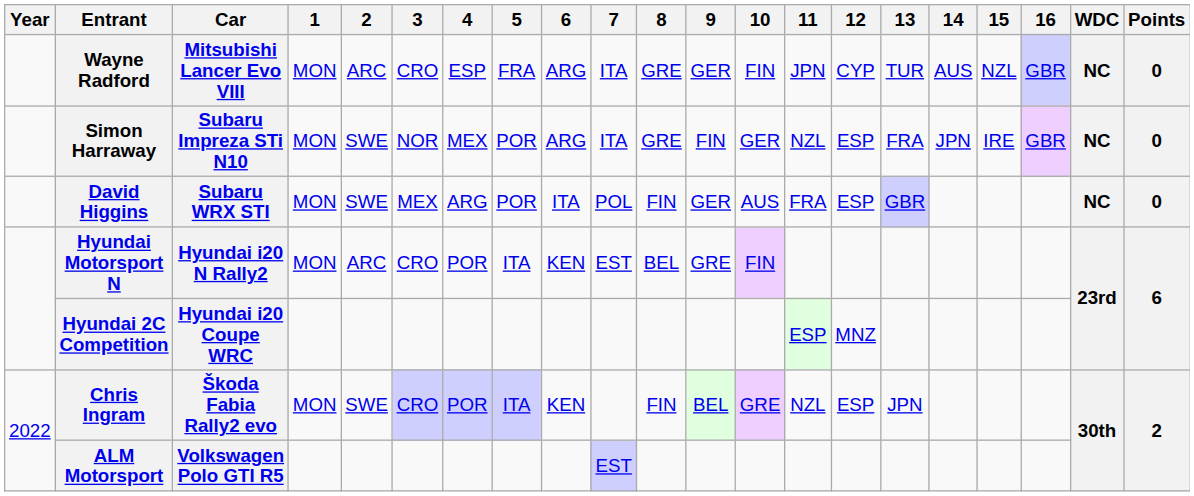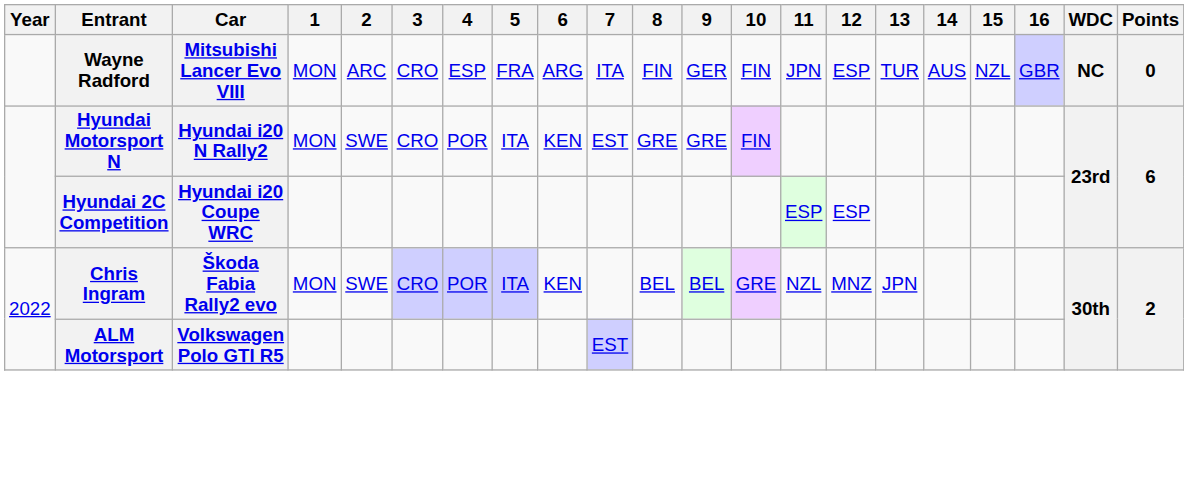(661, 70) GRE -> (657, 70) FIN
(856, 70) CYP -> (851, 70) ESP
- row: (114, 141)
- row: (114, 202)
(367, 263) ARC -> (367, 141) SWE
(661, 263) BEL -> (657, 141) GRE
(856, 334) MNZ -> (851, 213) ESP
(661, 405) FIN -> (657, 284) BEL
(856, 405) ESP -> (851, 284) MNZ
